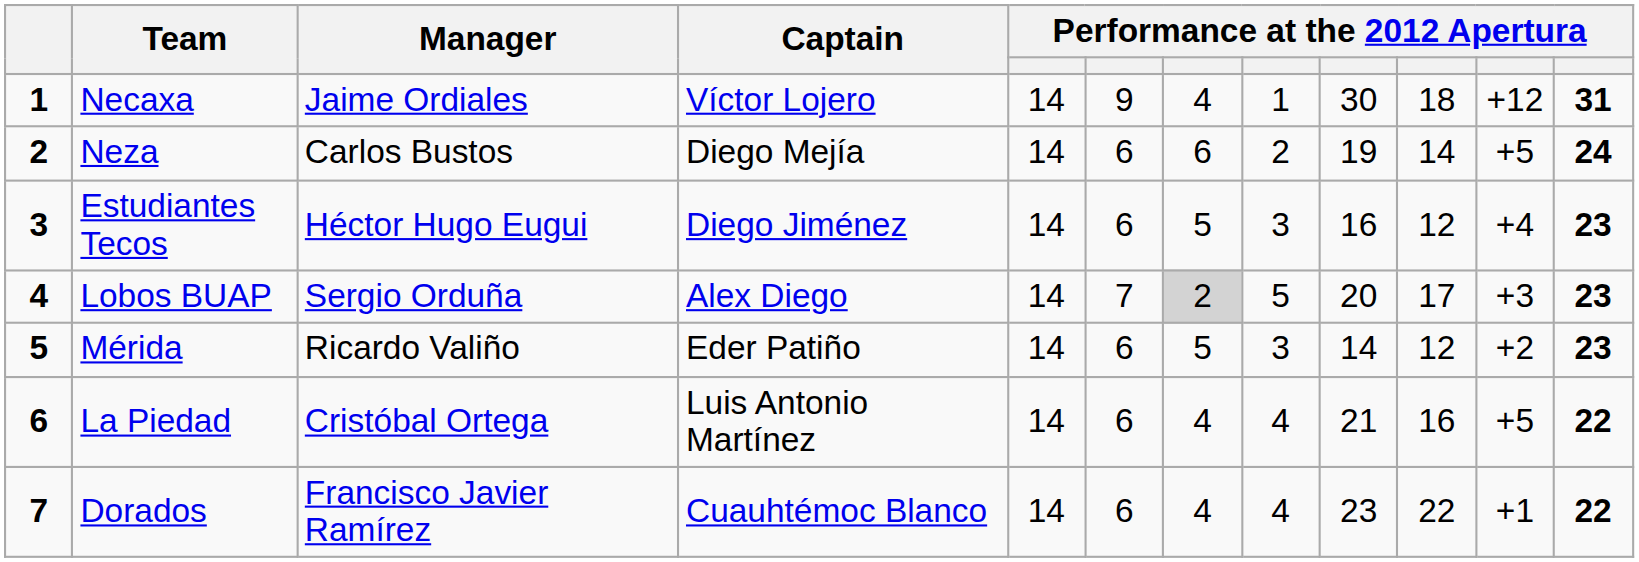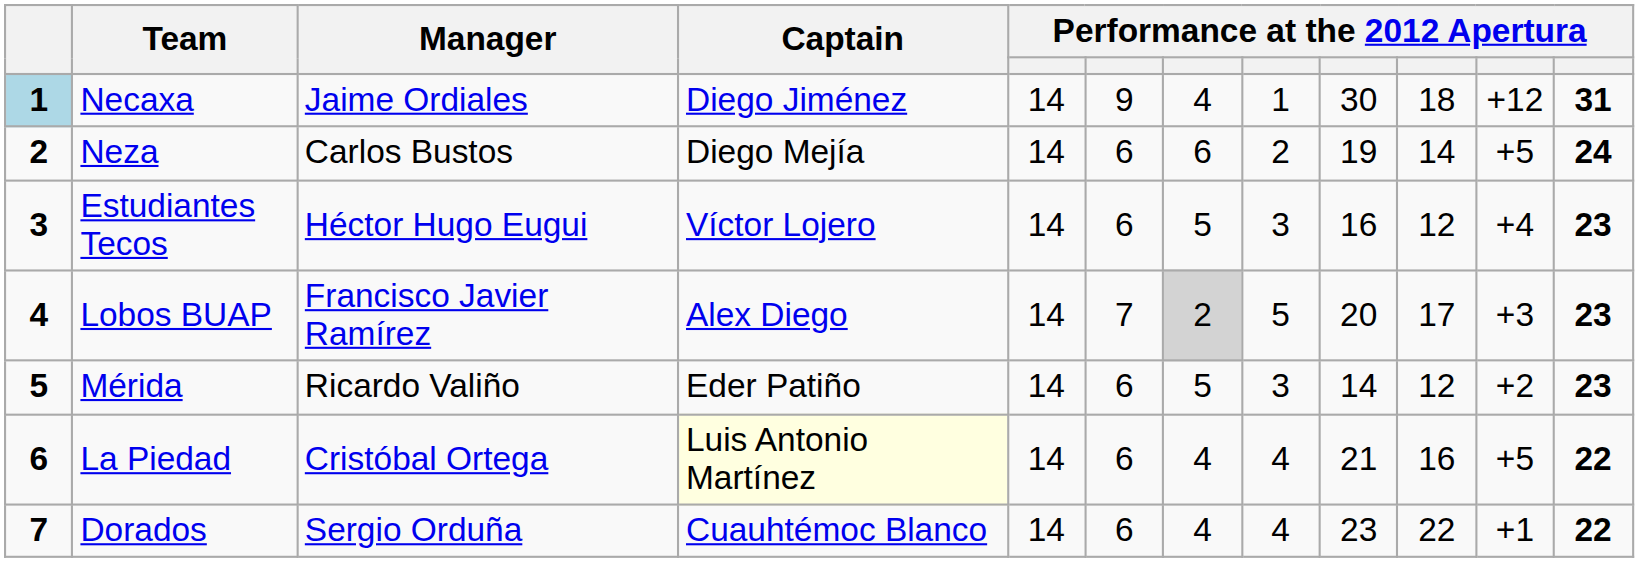(39, 99) no background -> (39, 99) lightblue background
(781, 99) Víctor Lojero -> (797, 99) Diego Jiménez
(797, 224) Diego Jiménez -> (781, 224) Víctor Lojero
(414, 296) Sergio Orduña -> (427, 314) Francisco Javier Ramírez
(777, 421) no background -> (777, 458) lightyellow background
(427, 511) Francisco Javier Ramírez -> (414, 530) Sergio Orduña
